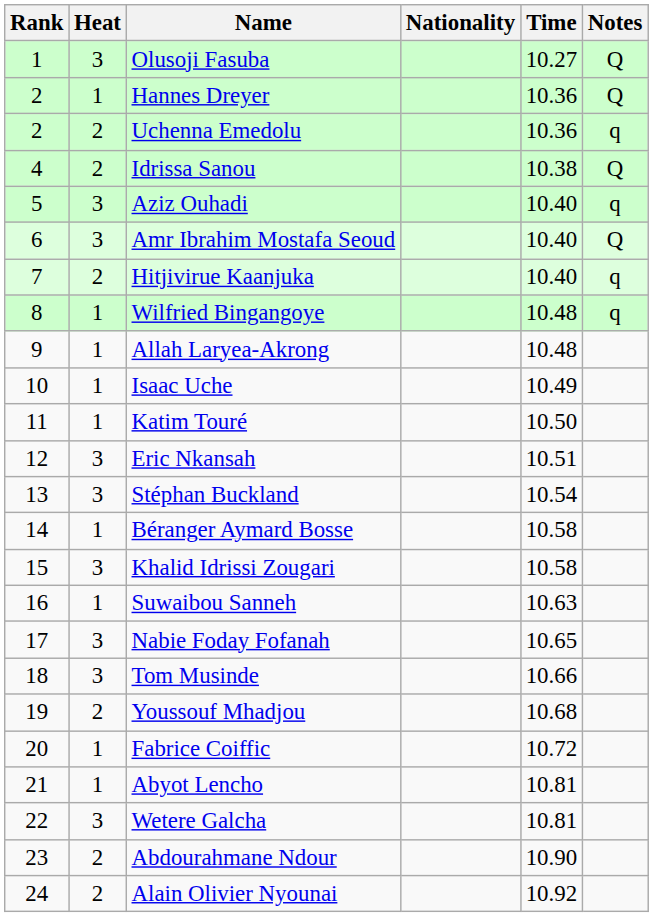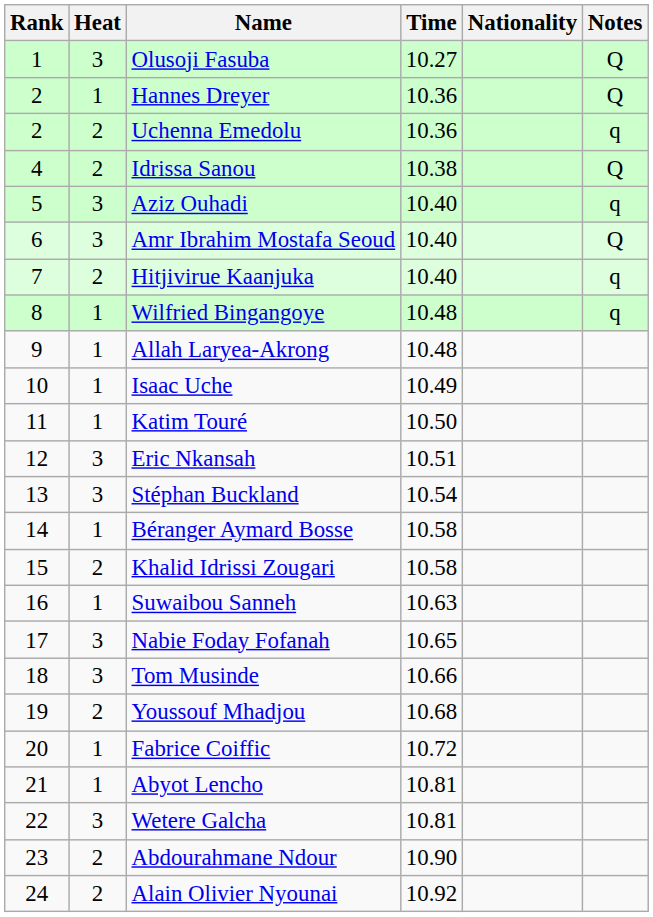columns swapped: (460, 22) <-> (551, 22)
(97, 566) 3 -> (97, 566) 2
